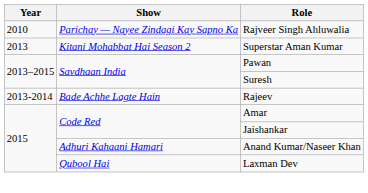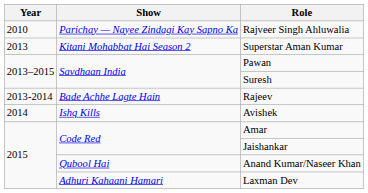+ row: (260, 113)
(111, 146) Adhuri Kahaani Hamari -> (84, 163) Qubool Hai
(84, 163) Qubool Hai -> (111, 180) Adhuri Kahaani Hamari
